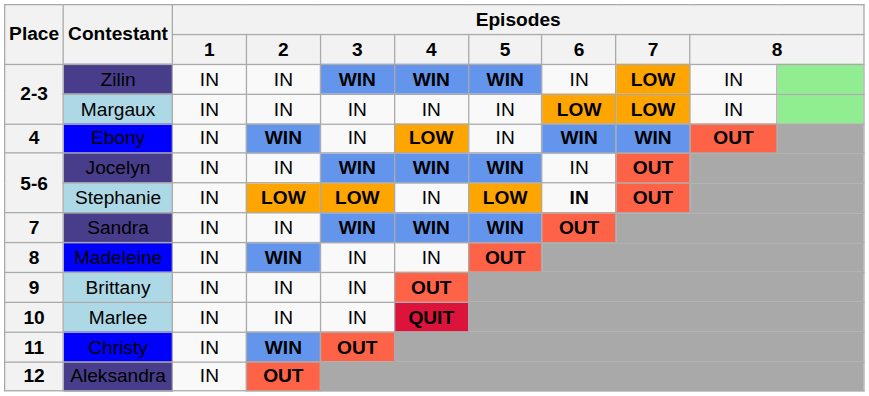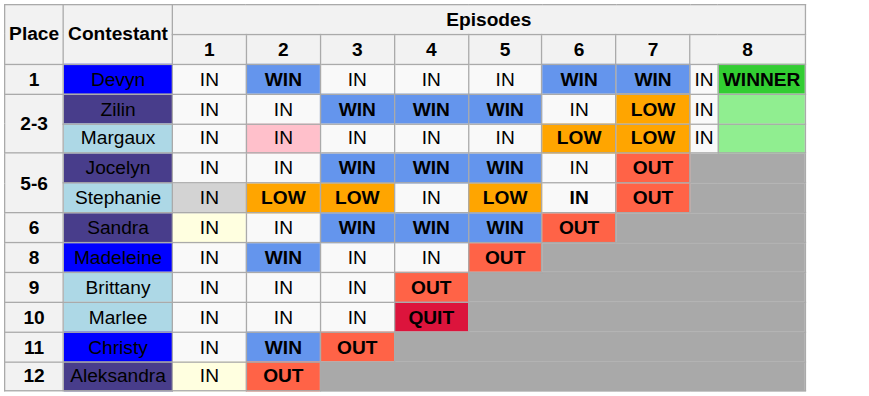+ row: (118, 79)
(283, 108) no background -> (283, 138) pink background
- row: (118, 138)
(209, 198) no background -> (209, 198) lightgrey background
(34, 227) 7 -> (34, 227) 6
(209, 227) no background -> (209, 227) lightyellow background
(209, 376) no background -> (209, 376) lightyellow background
